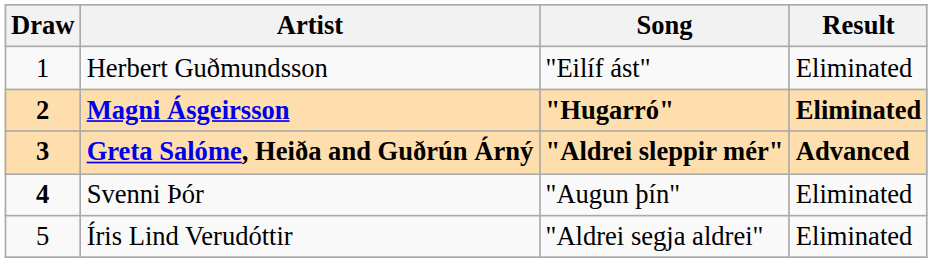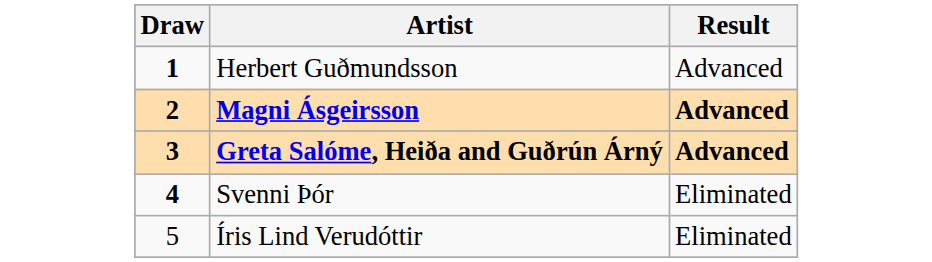- column: (665, 25)
(43, 67) normal -> (172, 67) bold
(854, 67) Eliminated -> (729, 67) Advanced
(859, 109) Eliminated -> (732, 109) Advanced
